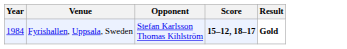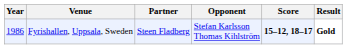+ column: (163, 12)
(15, 31) 1984 -> (15, 31) 1986
